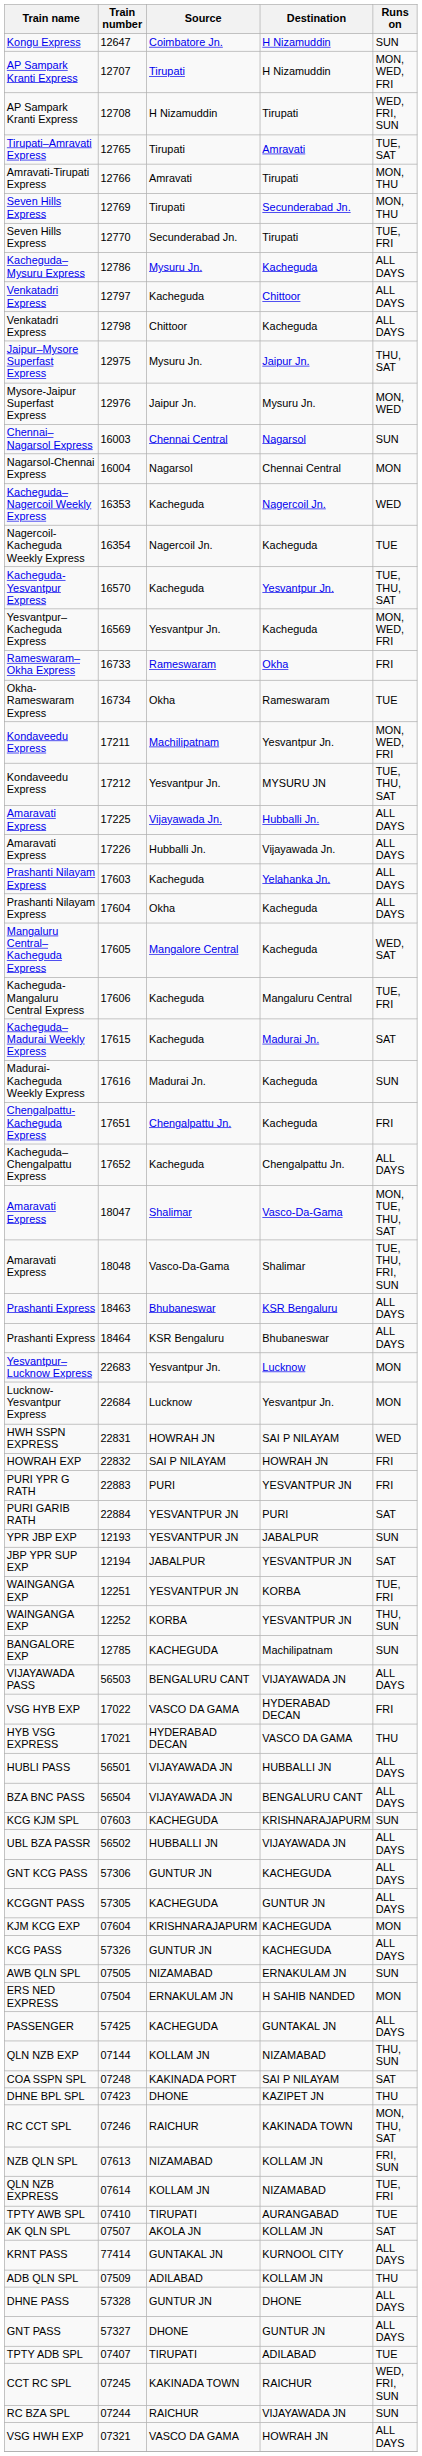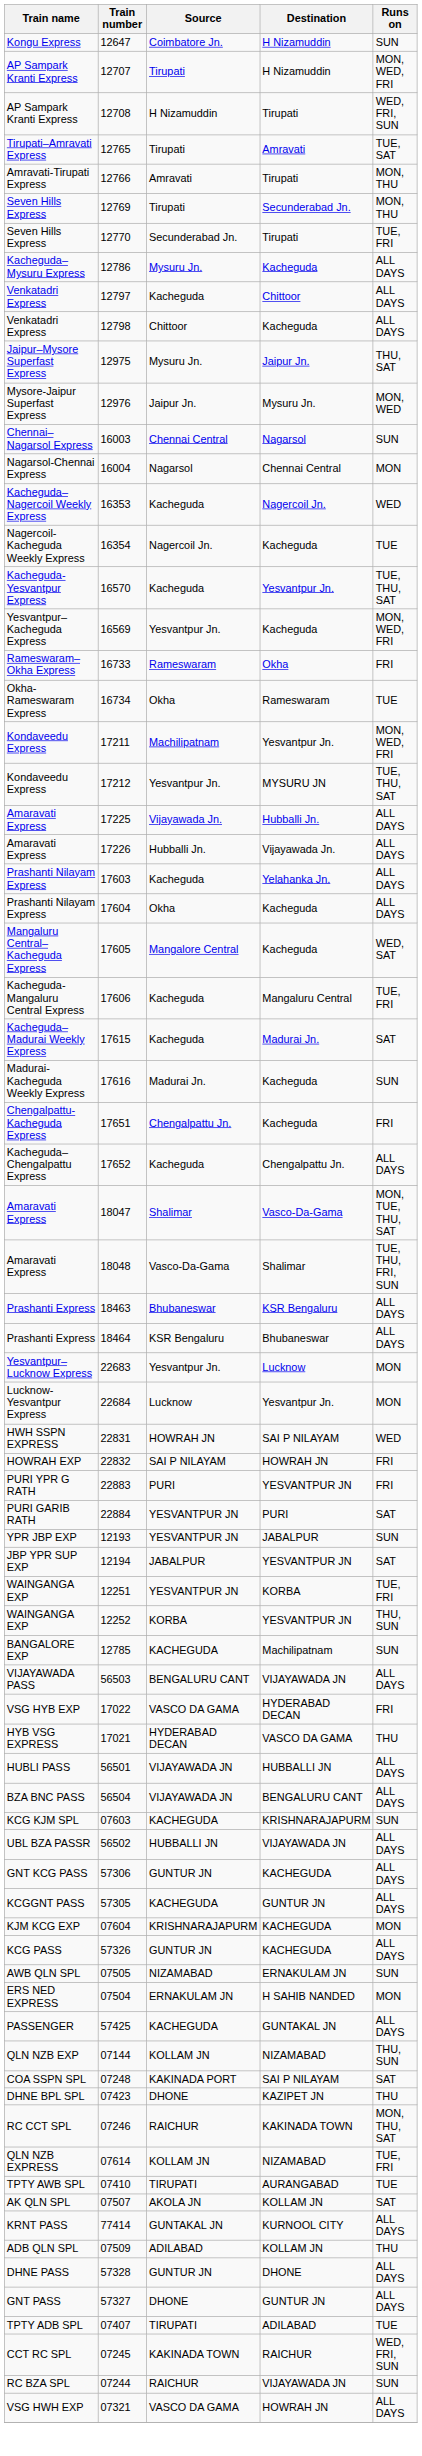- row: (116, 2161)
